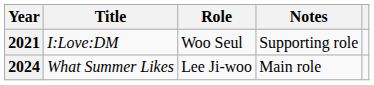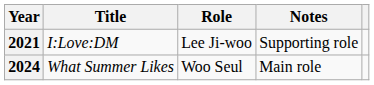(212, 42) Woo Seul -> (217, 42) Lee Ji-woo
(217, 67) Lee Ji-woo -> (212, 67) Woo Seul
